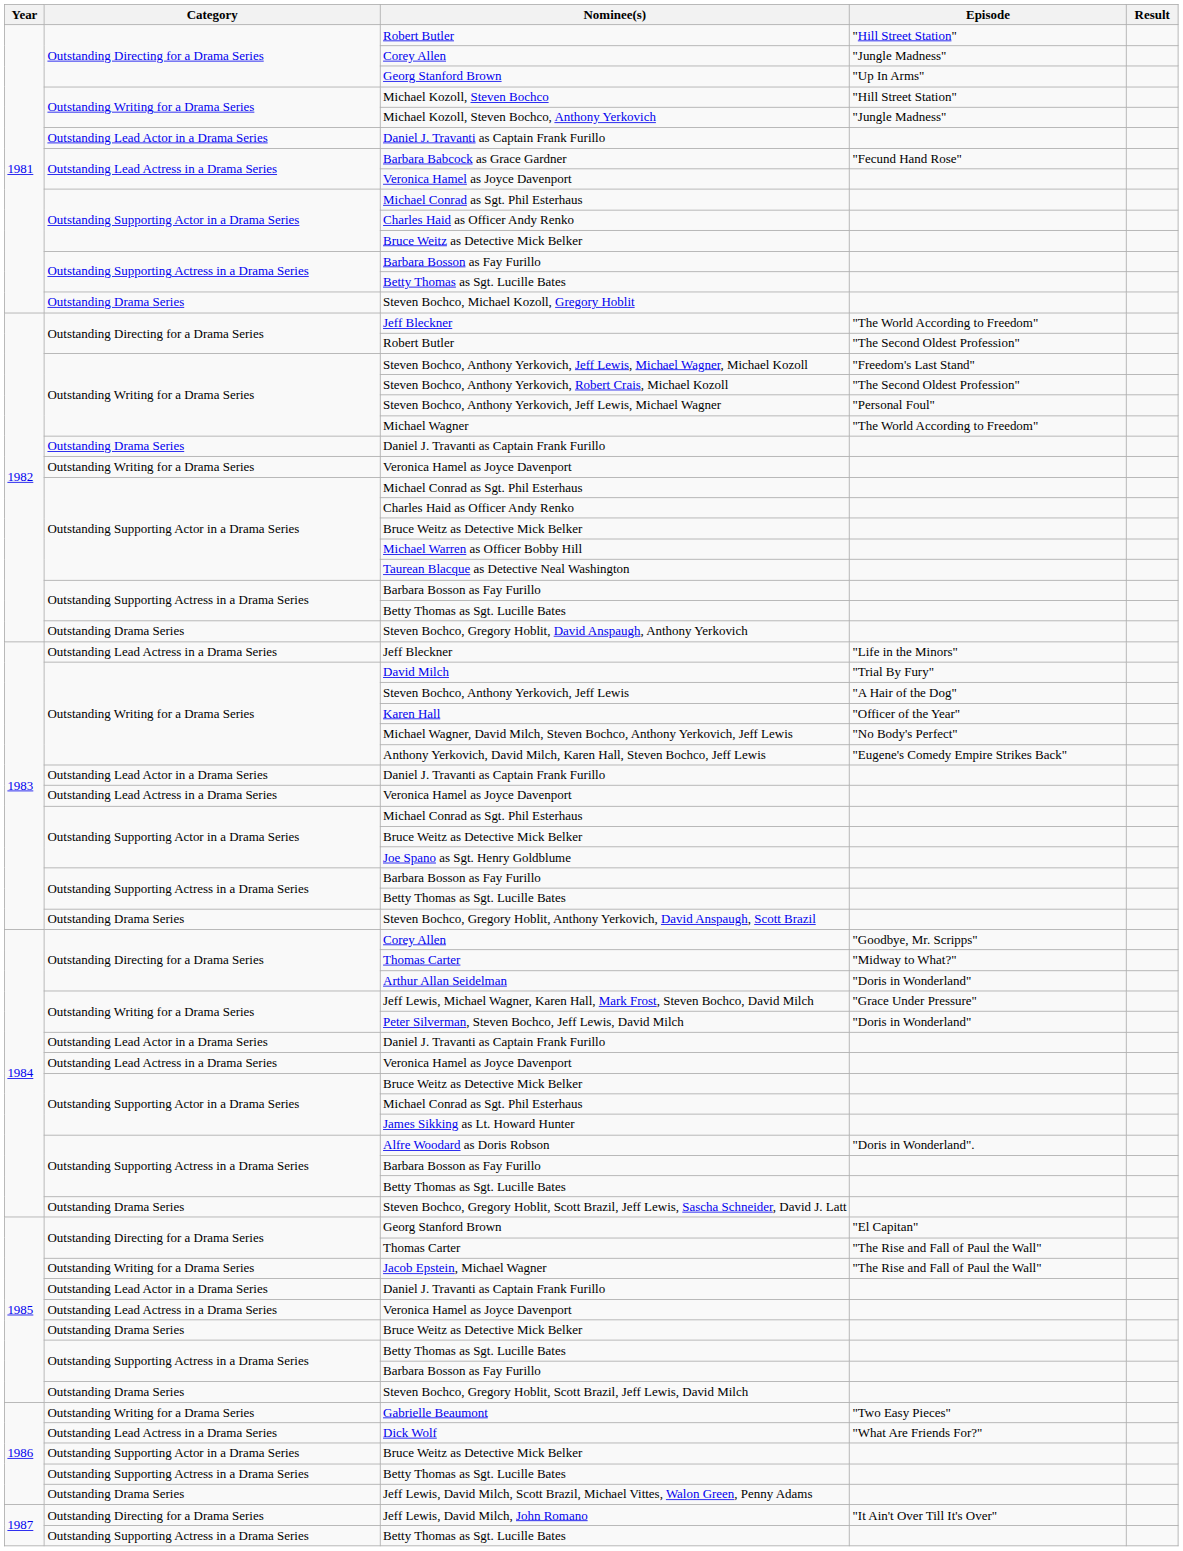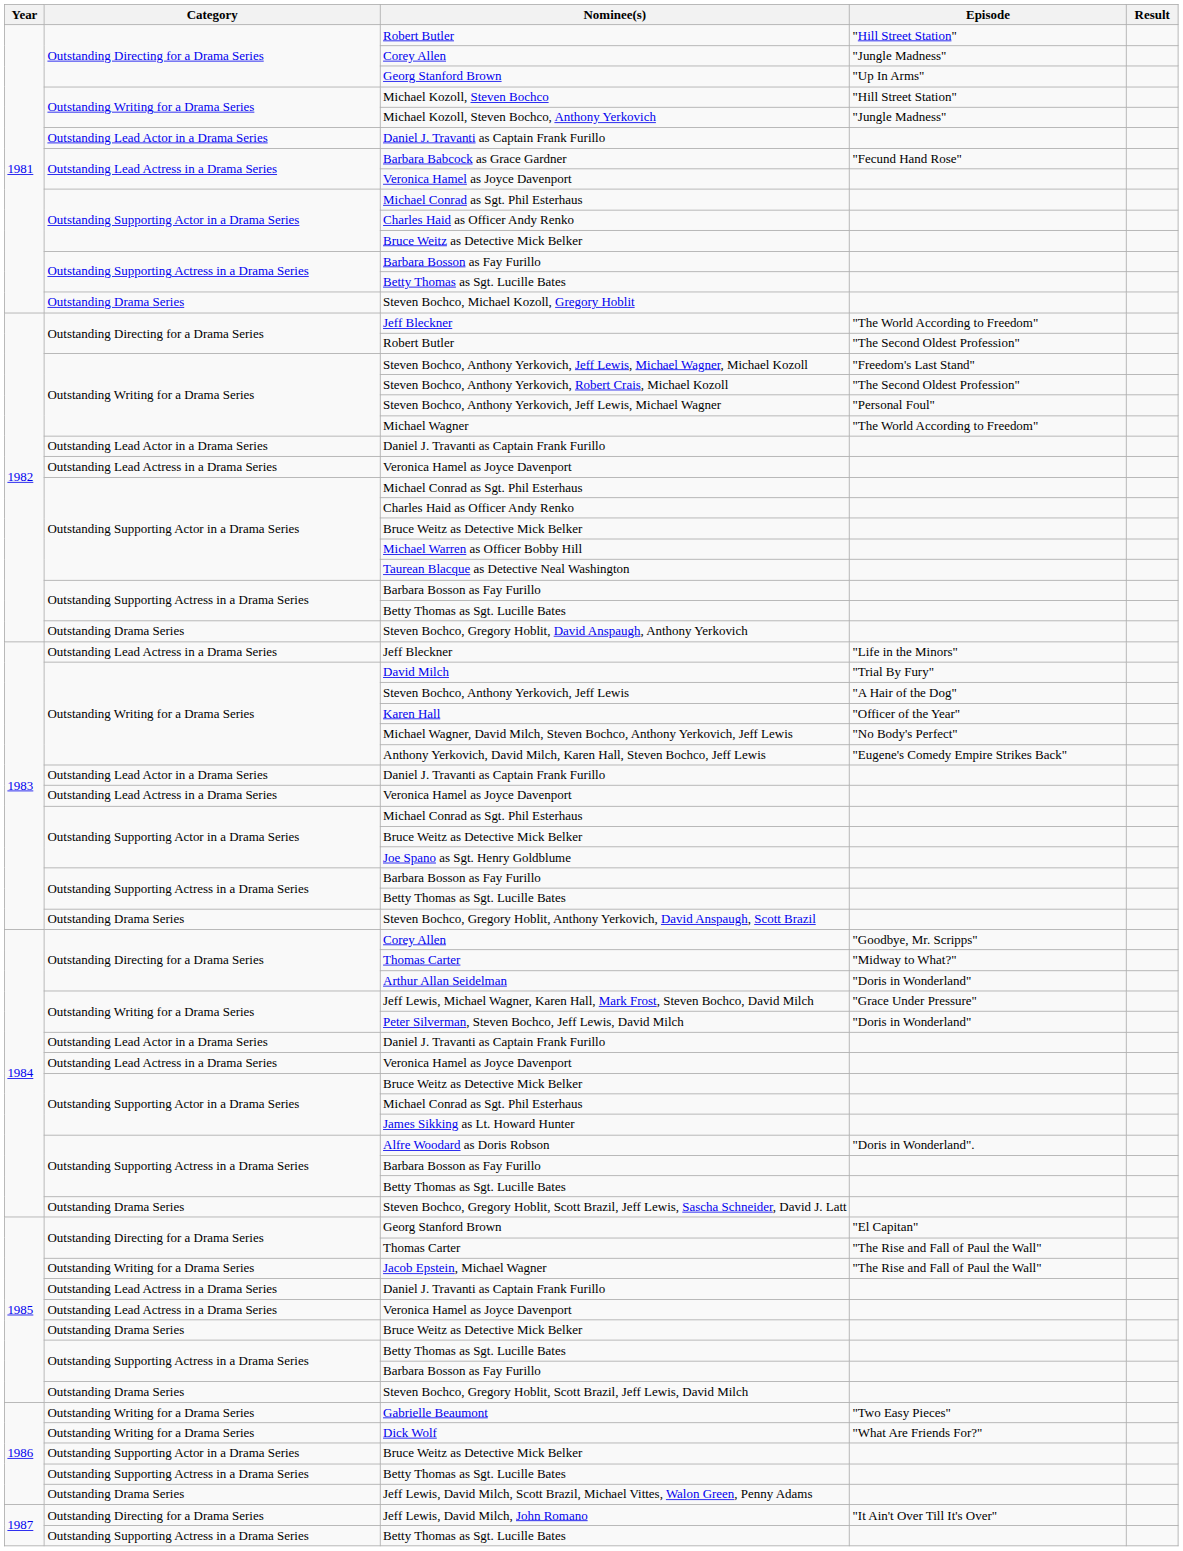(116, 446) Outstanding Drama Series -> (158, 446) Outstanding Lead Actor in a Drama Series
(151, 466) Outstanding Writing for a Drama Series -> (162, 466) Outstanding Lead Actress in a Drama Series
(158, 1289) Outstanding Lead Actor in a Drama Series -> (162, 1289) Outstanding Lead Actress in a Drama Series
(162, 1432) Outstanding Lead Actress in a Drama Series -> (151, 1432) Outstanding Writing for a Drama Series
